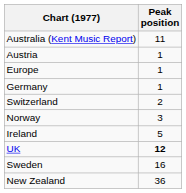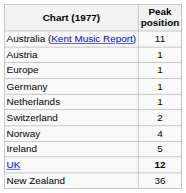+ row: (33, 102)
(160, 117) 3 -> (160, 133) 4
- row: (25, 165)
